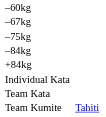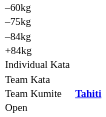- row: (18, 22)
(87, 108) normal -> (88, 93) bold
+ row: (16, 108)
